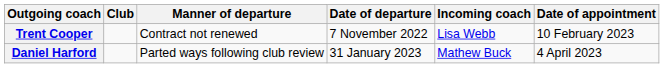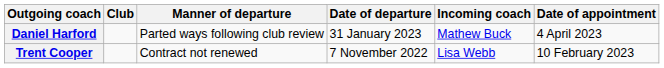rows swapped: (54, 33) <-> (54, 53)
